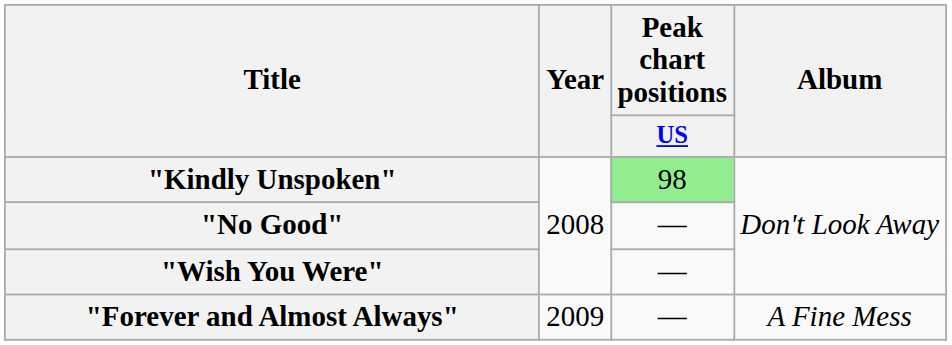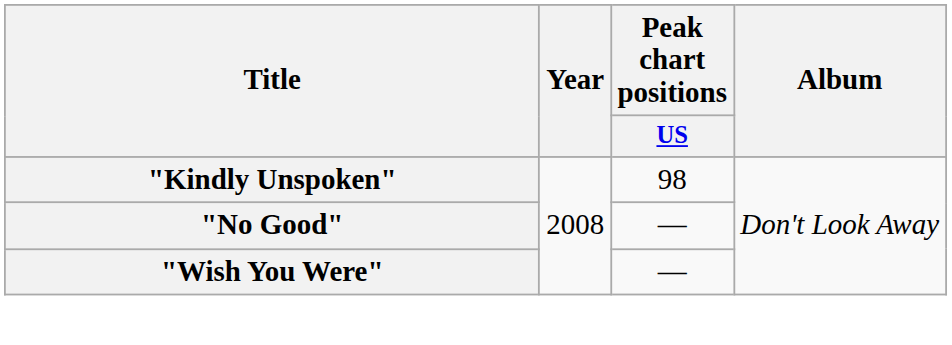(672, 179) lightgreen background -> (672, 179) no background
- row: (272, 316)
